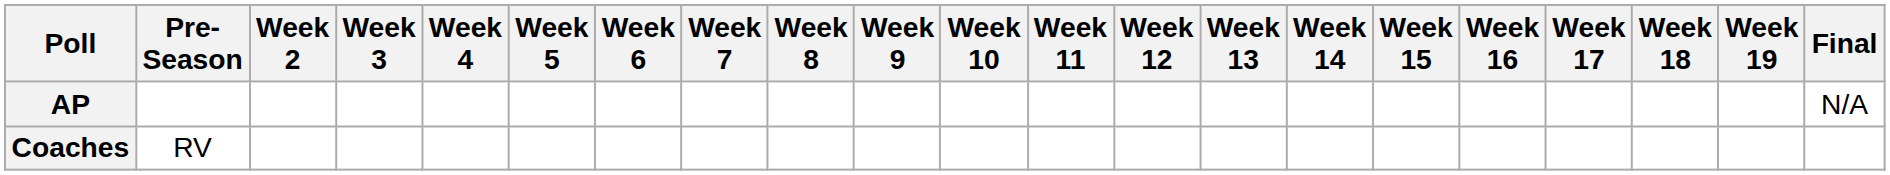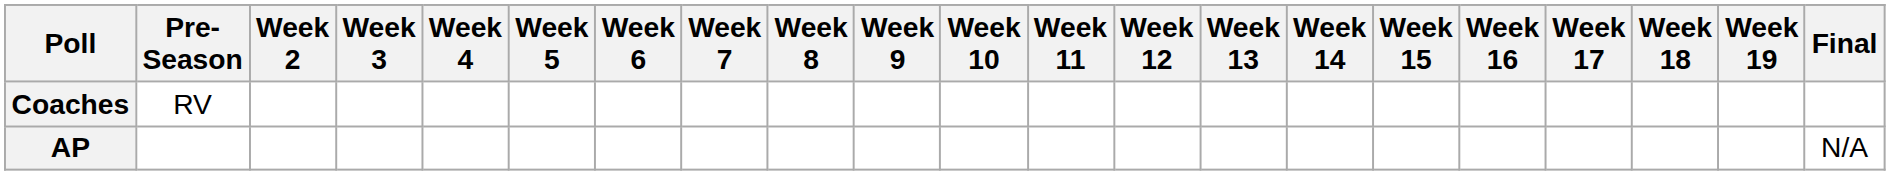rows swapped: (70, 104) <-> (70, 148)
